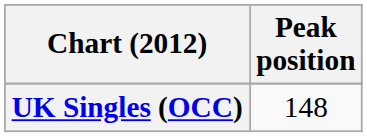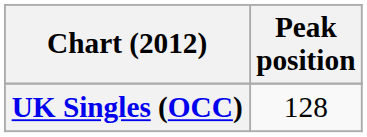(306, 107) 148 -> (306, 107) 128
